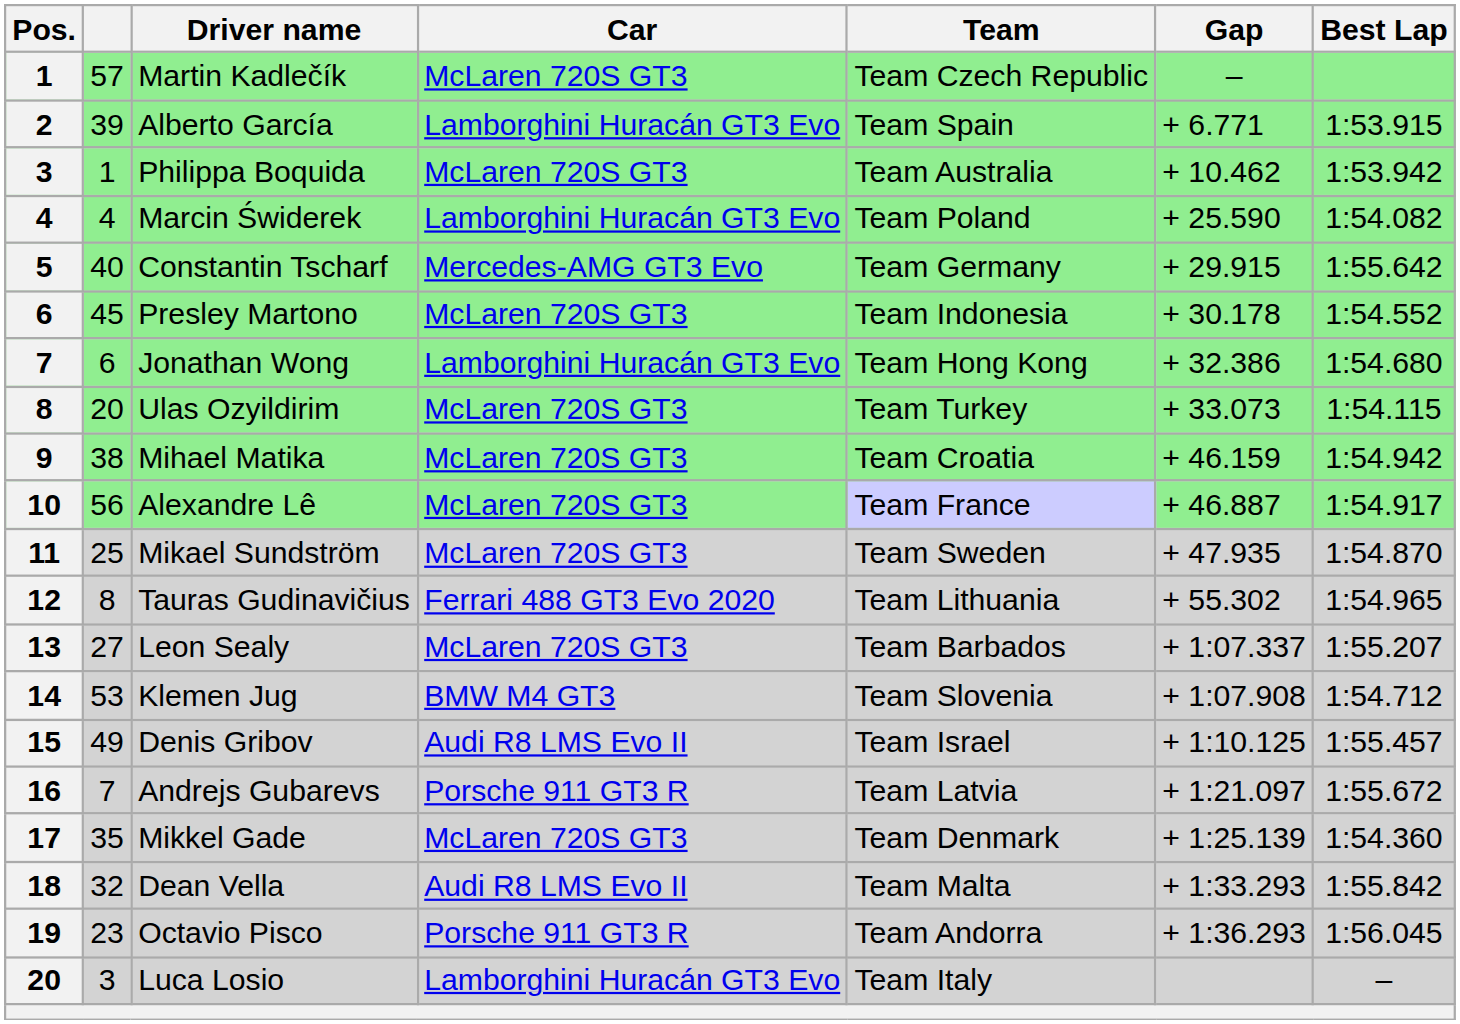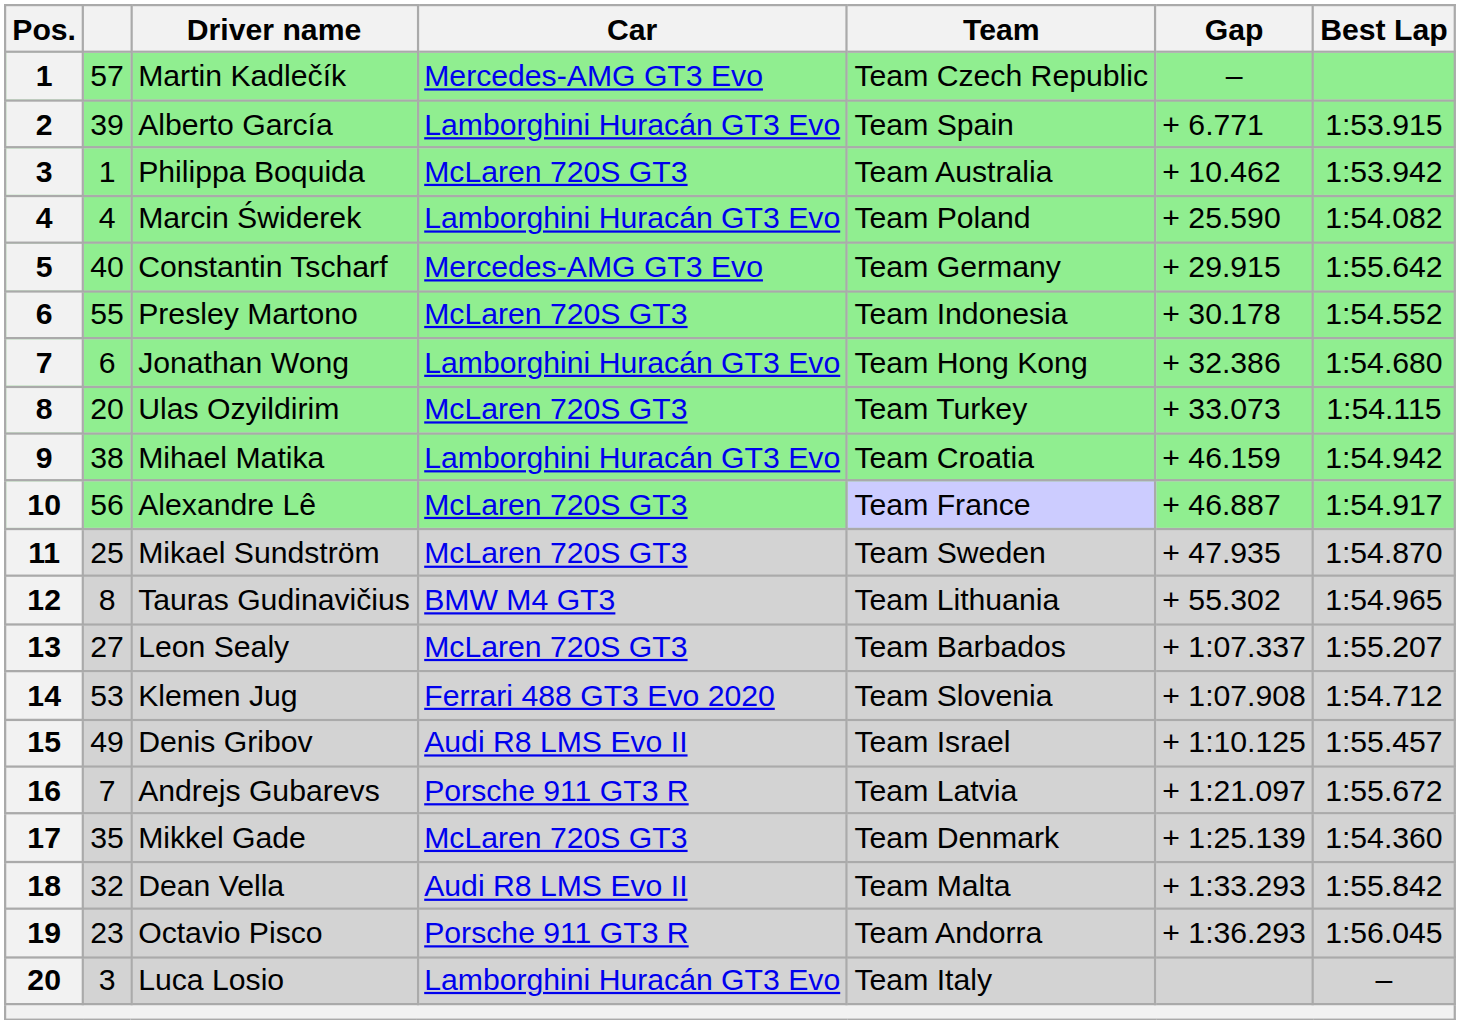(556, 76) McLaren 720S GT3 -> (594, 76) Mercedes-AMG GT3 Evo
(107, 314) 45 -> (107, 314) 55
(556, 457) McLaren 720S GT3 -> (632, 457) Lamborghini Huracán GT3 Evo
(599, 600) Ferrari 488 GT3 Evo 2020 -> (520, 600) BMW M4 GT3
(520, 695) BMW M4 GT3 -> (599, 695) Ferrari 488 GT3 Evo 2020
